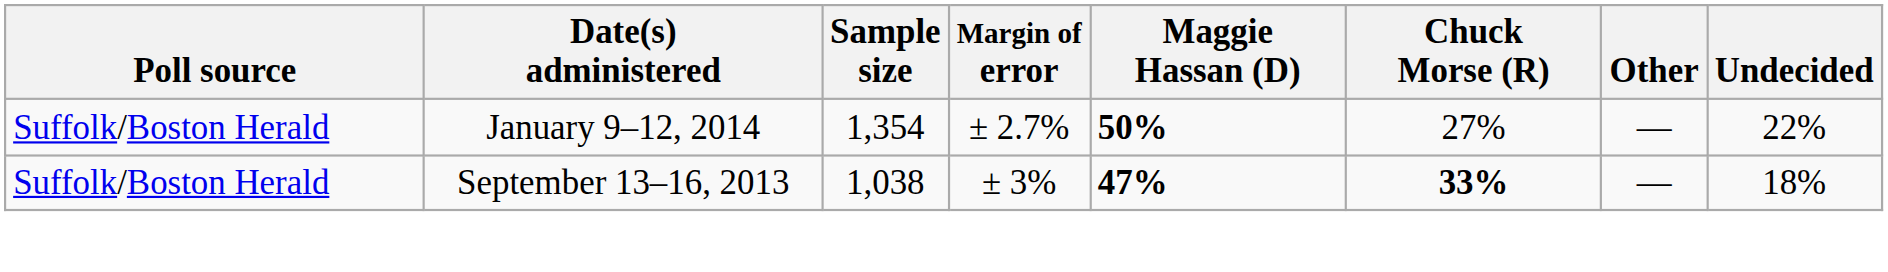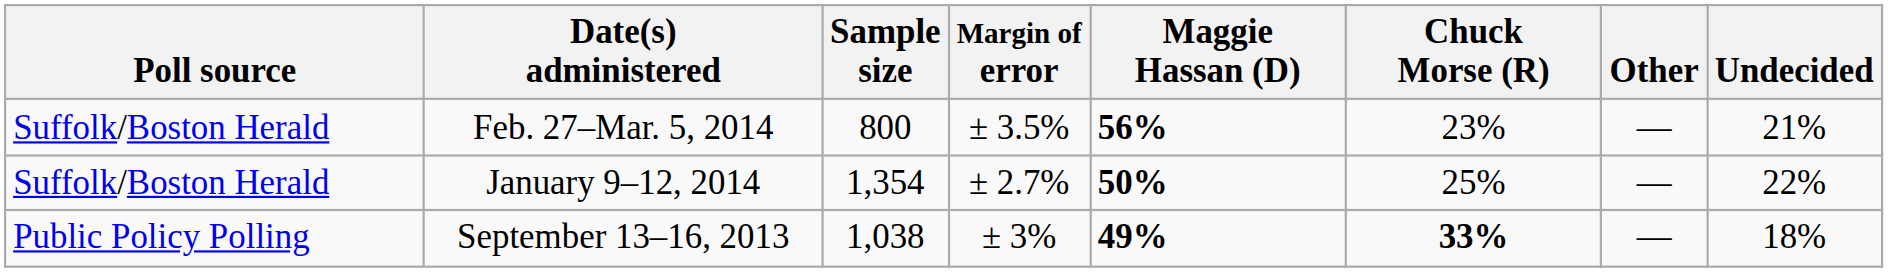+ row: (623, 126)
(1474, 126) 27% -> (1474, 182) 25%
(171, 182) Suffolk/Boston Herald -> (161, 237) Public Policy Polling
(1133, 182) 47% -> (1133, 237) 49%
